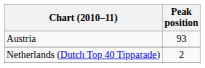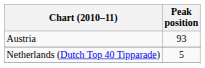(181, 54) 2 -> (181, 54) 5
